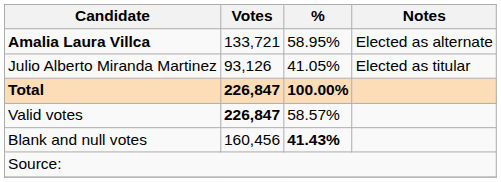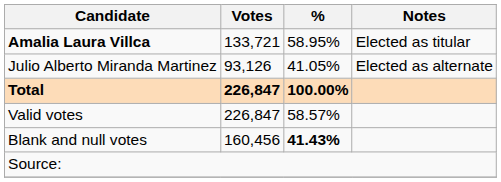(424, 41) Elected as alternate -> (413, 41) Elected as titular
(413, 66) Elected as titular -> (424, 66) Elected as alternate
(252, 115) bold -> (252, 115) normal
